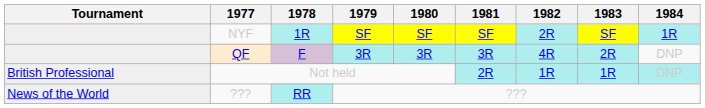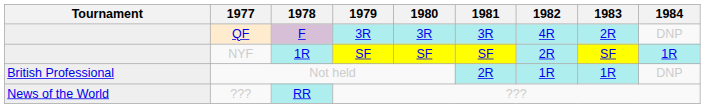rows swapped: (241, 34) <-> (241, 53)
(669, 73) paleturquoise background -> (669, 73) no background
